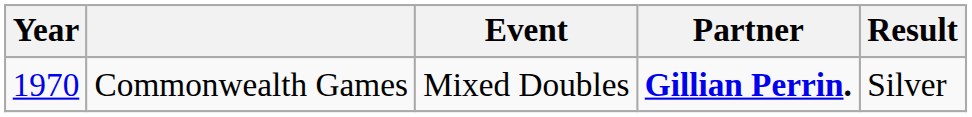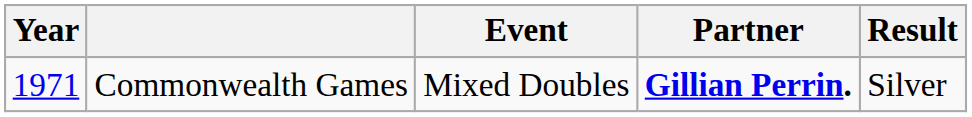(46, 83) 1970 -> (46, 83) 1971
